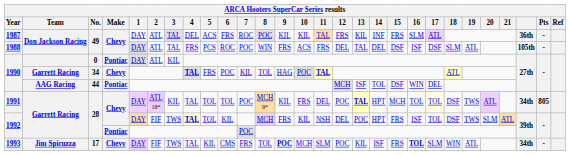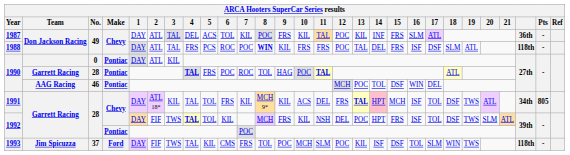(228, 35) FRS -> (228, 35) TOL
(246, 35) ROC -> (246, 35) KIL
(285, 35) KIL -> (285, 35) FRS
(342, 35) FRS -> (342, 35) POC
(265, 48) normal -> (265, 48) bold
(285, 48) FRS -> (285, 48) KIL
(304, 48) ACS -> (304, 48) FRS
(342, 48) DEL -> (342, 48) POC
(397, 48) DSF -> (397, 48) FRS
(526, 48) 105th -> (526, 48) 118th
(95, 73) 34 -> (95, 73) 28
(116, 73) Chevy -> (116, 73) Pontiac
(246, 73) KIL -> (246, 73) ROC
(95, 85) 44 -> (95, 85) 46
(361, 85) ISF -> (361, 85) POC
(228, 102) TOL -> (228, 102) FRS
(246, 102) POC -> (246, 102) KIL
(304, 102) FRS -> (304, 102) ACS
(342, 102) POC -> (342, 102) FRS
(379, 102) no background -> (379, 102) pink background
(416, 102) TOL -> (416, 102) ISF
(435, 102) lightyellow background -> (435, 102) no background
(95, 144) 17 -> (95, 144) 37
(116, 144) Chevy -> (116, 144) Ford
(285, 144) bold -> (285, 144) normal
(397, 144) FRS -> (397, 144) DSF
(416, 144) bold -> (416, 144) normal
(472, 144) ATL -> (471, 144) TWS
(526, 144) 34th -> (526, 144) 118th
